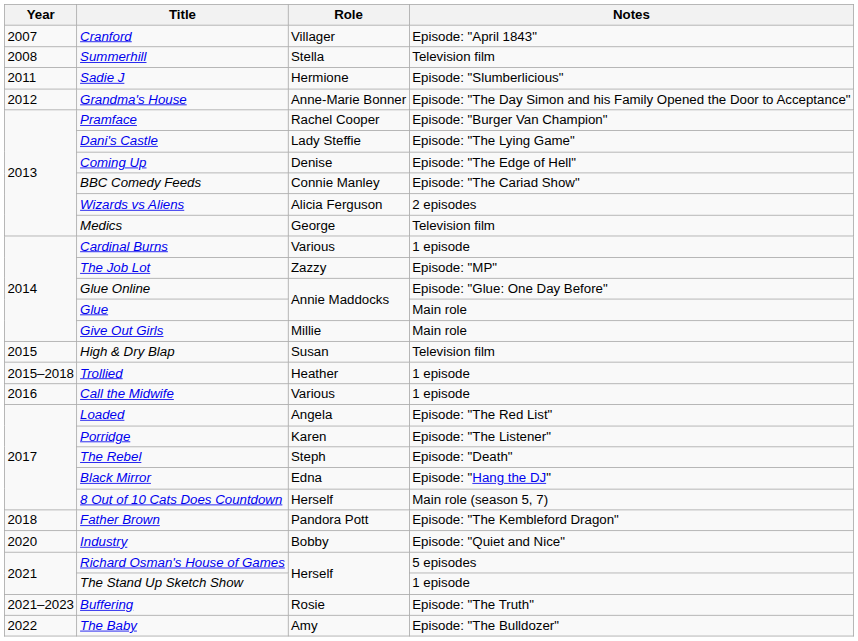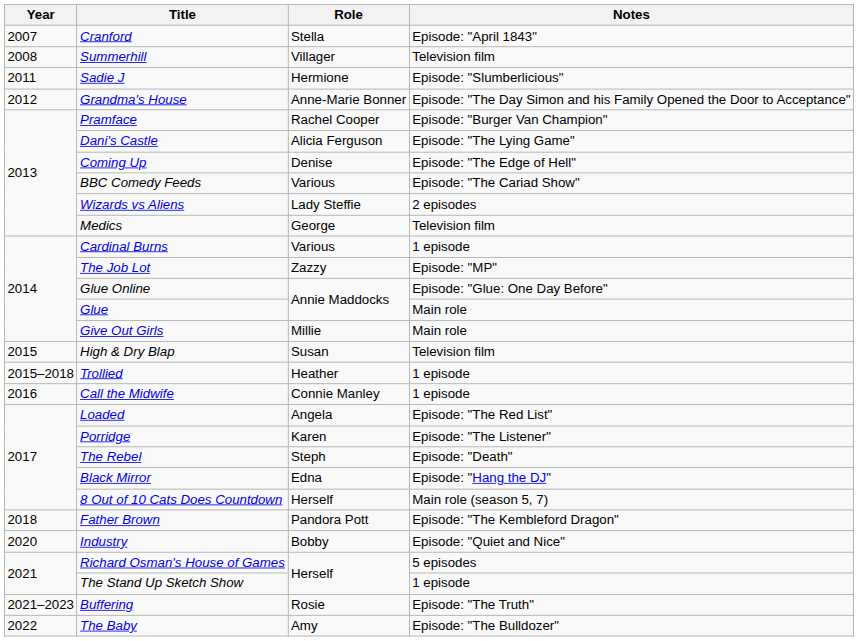(313, 36) Villager -> (308, 36) Stella
(308, 57) Stella -> (313, 57) Villager
(326, 141) Lady Steffie -> (337, 141) Alicia Ferguson
(335, 183) Connie Manley -> (313, 183) Various
(337, 204) Alicia Ferguson -> (326, 204) Lady Steffie
(313, 394) Various -> (335, 394) Connie Manley
